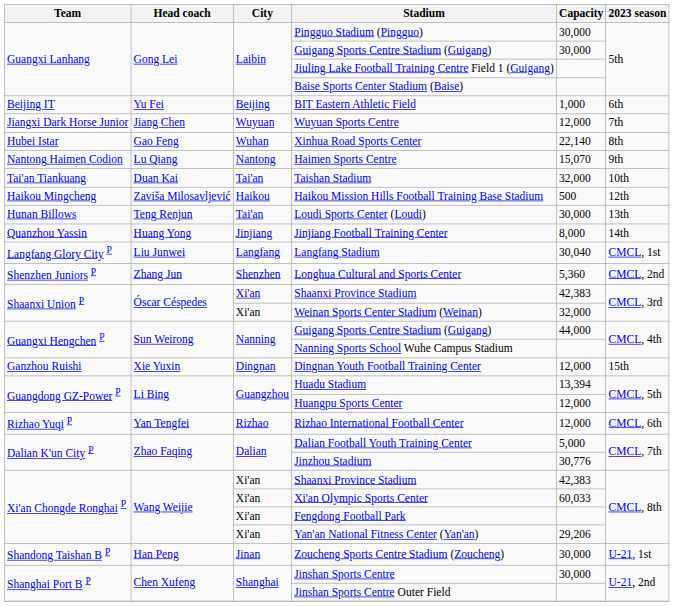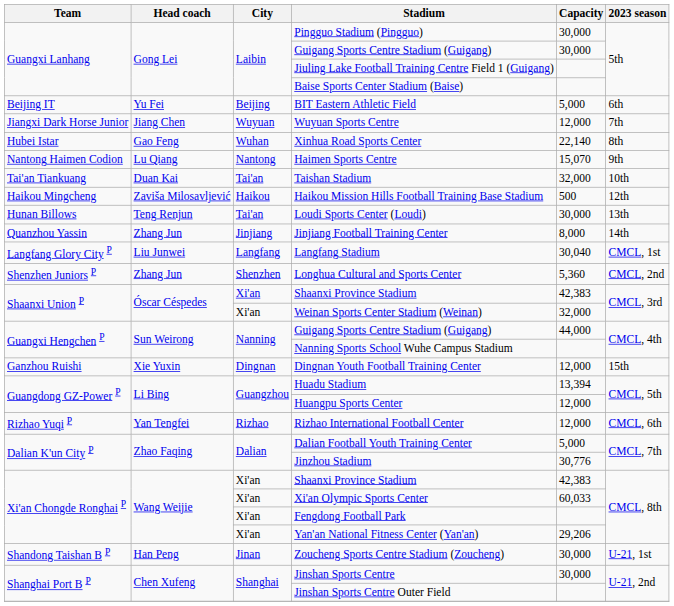(572, 104) 1,000 -> (572, 104) 5,000
(162, 232) Huang Yong -> (158, 232) Zhang Jun
